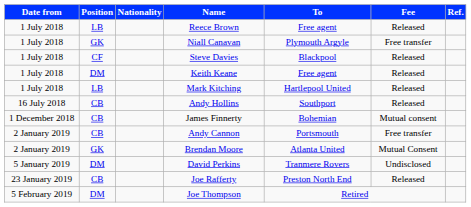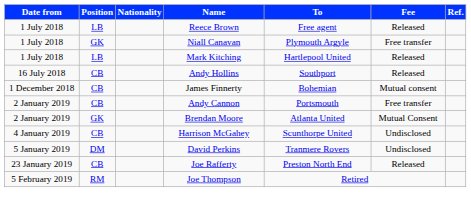- row: (214, 58)
- row: (214, 73)
+ row: (214, 134)
(97, 194) DM -> (97, 179) RM
